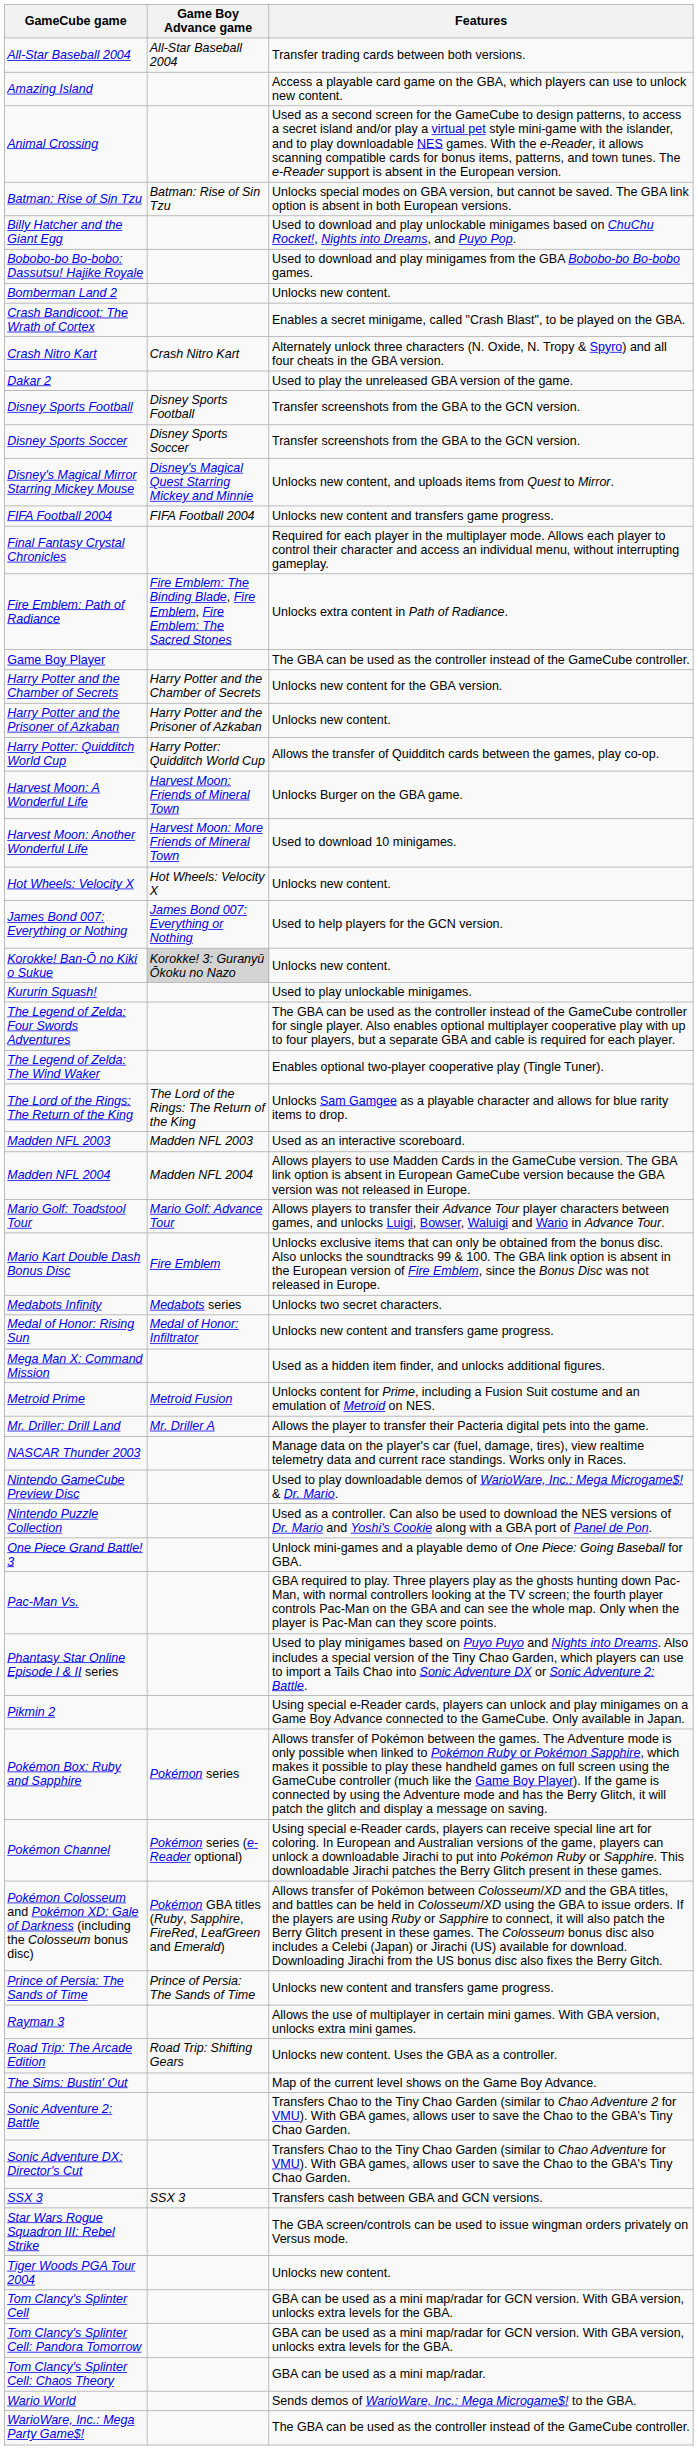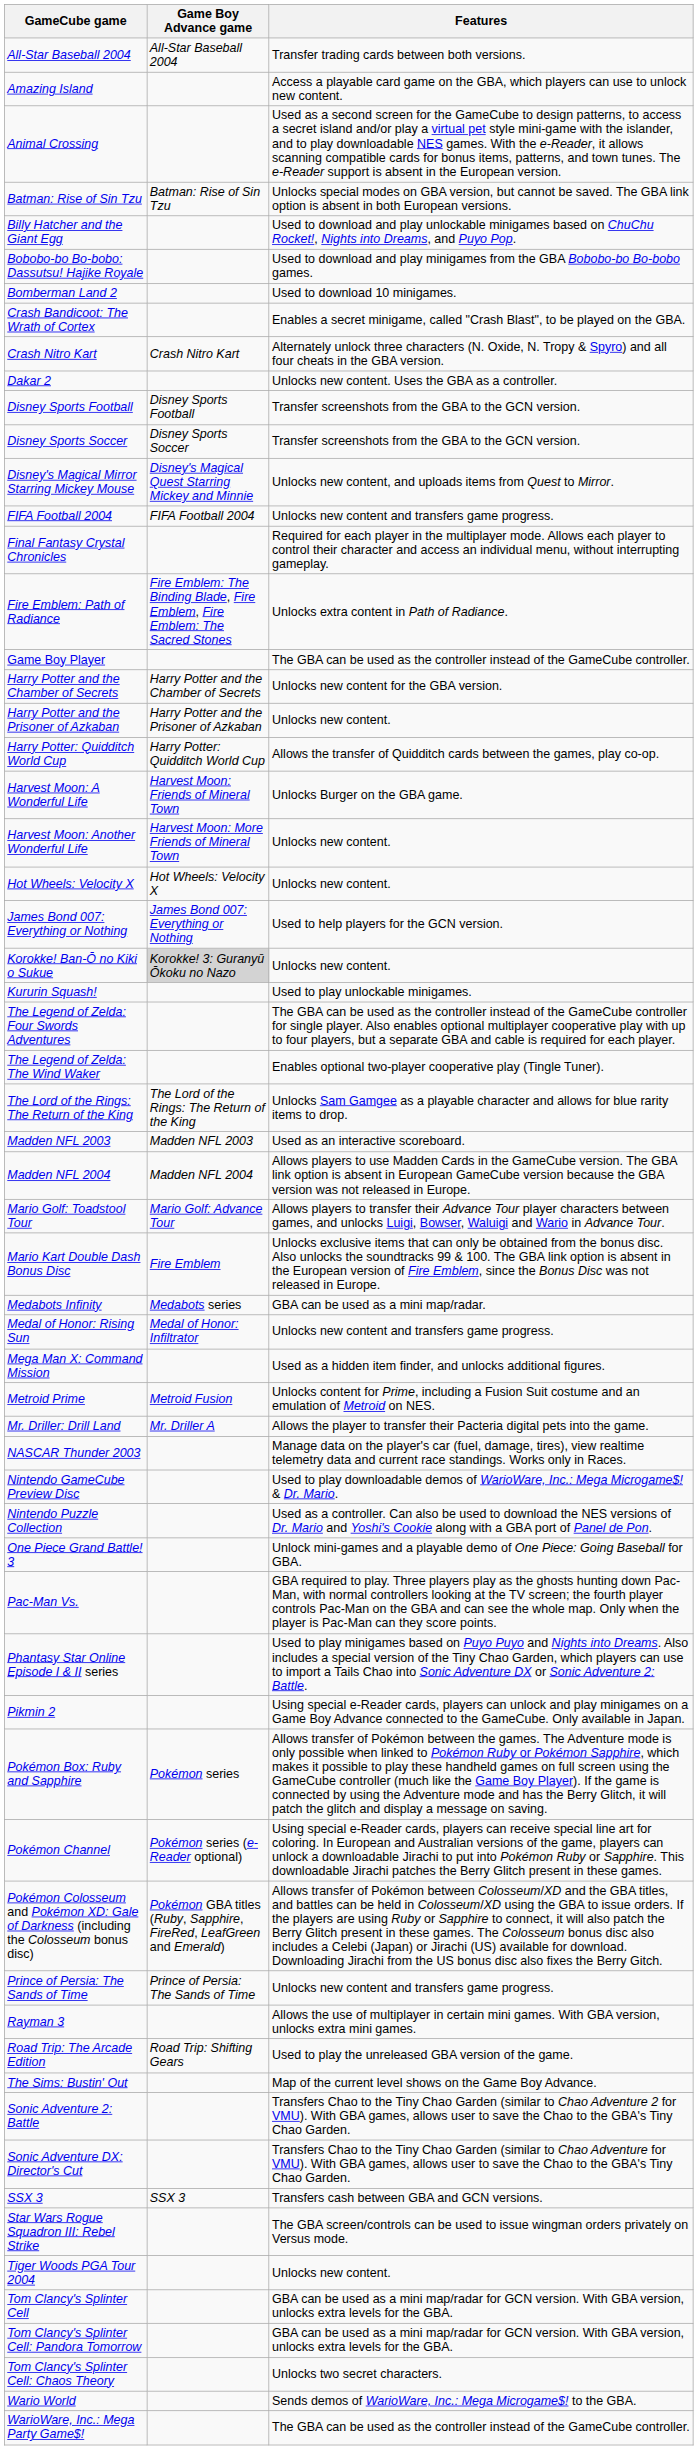(331, 293) Unlocks new content. -> (364, 293) Used to download 10 minigames.
(423, 380) Used to play the unreleased GBA version of the game. -> (415, 380) Unlocks new content. Uses the GBA as a controller.
(364, 842) Used to download 10 minigames. -> (331, 842) Unlocks new content.
(357, 1305) Unlocks two secret characters. -> (379, 1305) GBA can be used as a mini map/radar.
(415, 2055) Unlocks new content. Uses the GBA as a controller. -> (423, 2055) Used to play the unreleased GBA version of the game.
(379, 2374) GBA can be used as a mini map/radar. -> (357, 2374) Unlocks two secret characters.
